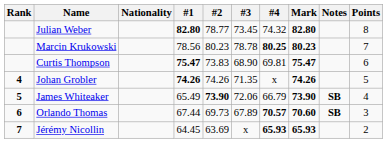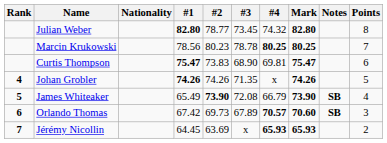(304, 46) 80.23 -> (304, 46) 80.25
(246, 96) 72.06 -> (246, 96) 72.08
(188, 113) 67.44 -> (188, 113) 67.42
